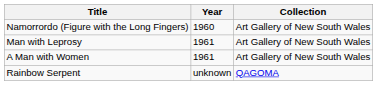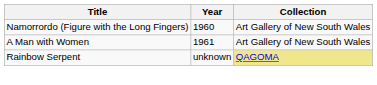- row: (44, 42)
(257, 73) no background -> (257, 57) khaki background
